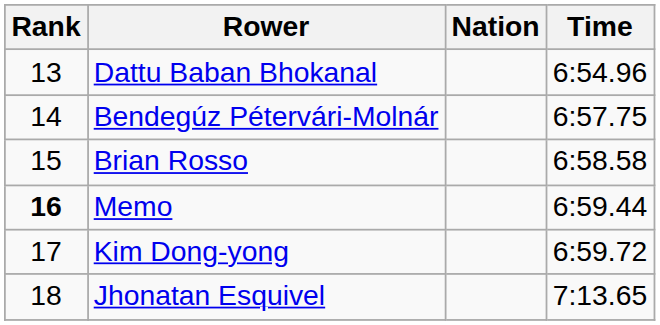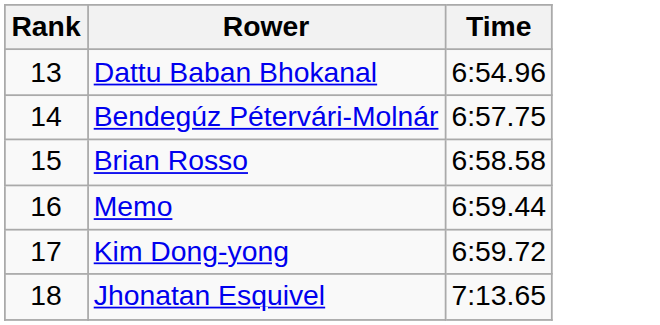- column: (496, 26)
(46, 206) bold -> (46, 206) normal
